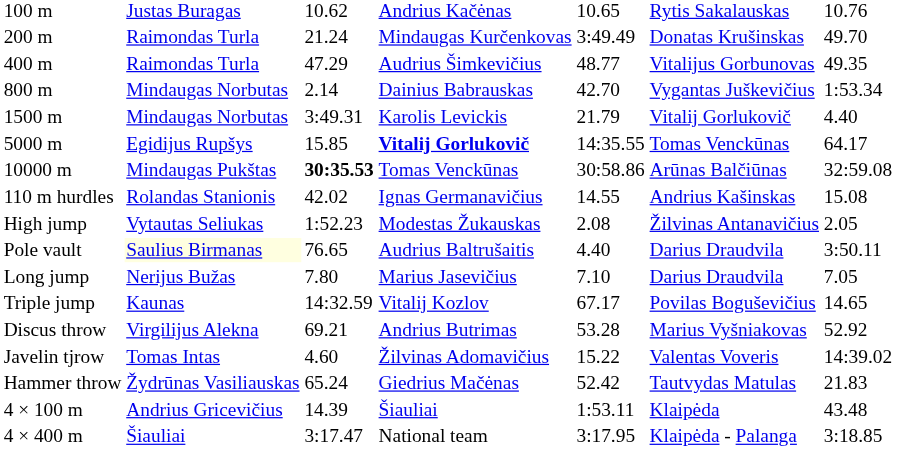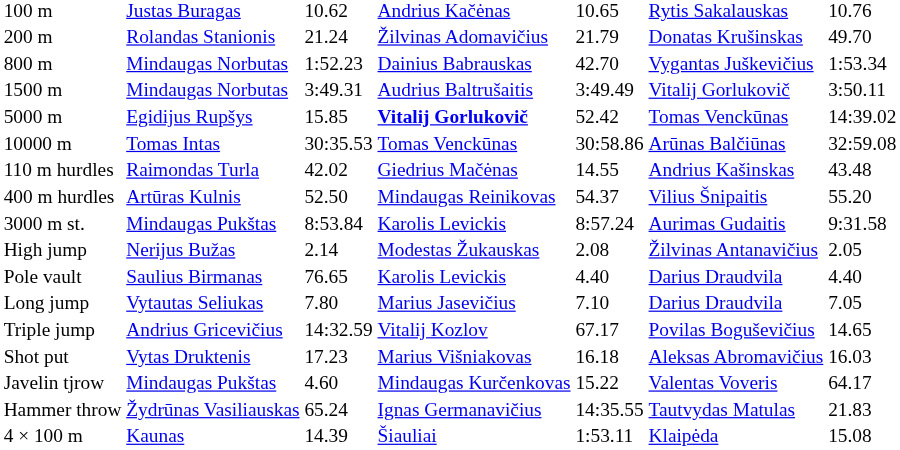(193, 37) Raimondas Turla -> (201, 37) Rolandas Stanionis
(475, 37) Mindaugas Kurčenkovas -> (463, 37) Žilvinas Adomavičius
(606, 37) 3:49.49 -> (597, 37) 21.79
- row: (28, 63)
(321, 90) 2.14 -> (334, 63) 1:52.23
(443, 116) Karolis Levickis -> (455, 90) Audrius Baltrušaitis
(598, 116) 21.79 -> (605, 90) 3:49.49
(841, 116) 4.40 -> (857, 90) 3:50.11
(611, 143) 14:35.55 -> (597, 116) 52.42
(846, 143) 64.17 -> (862, 116) 14:39.02
(201, 170) Mindaugas Pukštas -> (173, 143) Tomas Intas
(339, 170) bold -> (339, 143) normal
(201, 196) Rolandas Stanionis -> (193, 170) Raimondas Turla
(461, 196) Ignas Germanavičius -> (448, 170) Giedrius Mačėnas
(846, 196) 15.08 -> (850, 170) 43.48
+ row: (59, 196)
+ row: (44, 223)
(195, 223) Vytautas Seliukas -> (181, 249) Nerijus Bužas
(334, 223) 1:52.23 -> (321, 249) 2.14
(194, 249) lightyellow background -> (194, 276) no background
(456, 249) Audrius Baltrušaitis -> (442, 276) Karolis Levickis
(853, 249) 3:50.11 -> (845, 276) 4.40
(181, 276) Nerijus Bužas -> (195, 303) Vytautas Seliukas
(155, 303) Kaunas -> (204, 329) Andrius Gricevičius
+ row: (36, 356)
- row: (55, 329)
(173, 356) Tomas Intas -> (201, 383) Mindaugas Pukštas
(464, 356) Žilvinas Adomavičius -> (474, 383) Mindaugas Kurčenkovas
(858, 356) 14:39.02 -> (850, 383) 64.17
(449, 383) Giedrius Mačėnas -> (460, 409) Ignas Germanavičius
(598, 383) 52.42 -> (610, 409) 14:35.55
(204, 409) Andrius Gricevičius -> (155, 436) Kaunas
(846, 409) 43.48 -> (850, 436) 15.08
- row: (43, 436)
